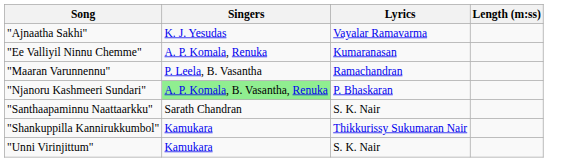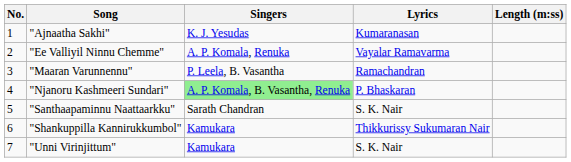+ column: (16, 14)
(380, 33) Vayalar Ramavarma -> (387, 33) Kumaranasan
(365, 52) Kumaranasan -> (403, 52) Vayalar Ramavarma
